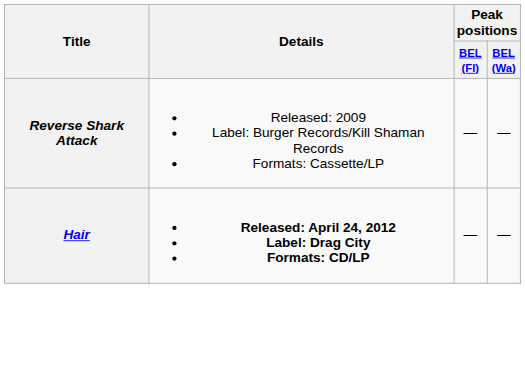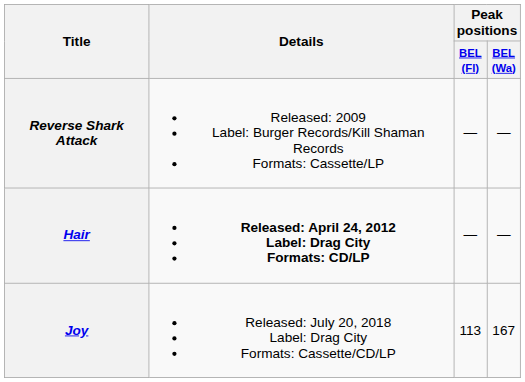+ row: (77, 330)
